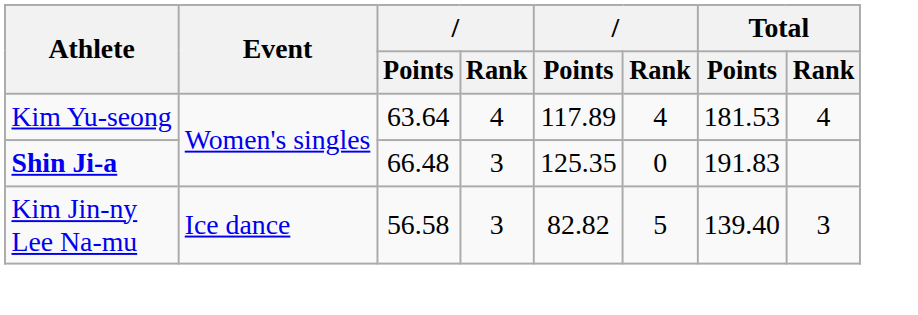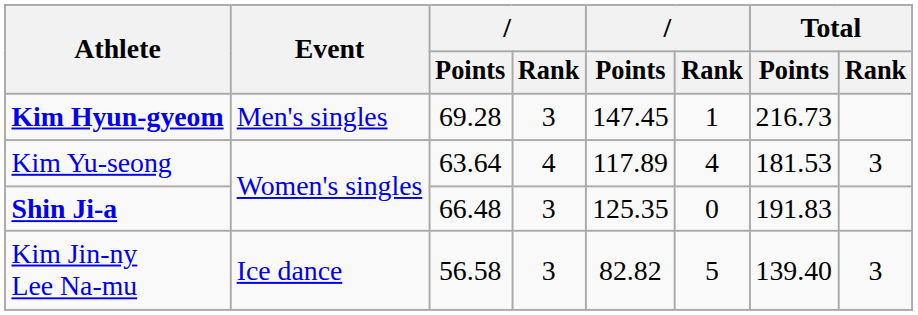+ row: (118, 117)
(824, 117) 4 -> (876, 162) 3
